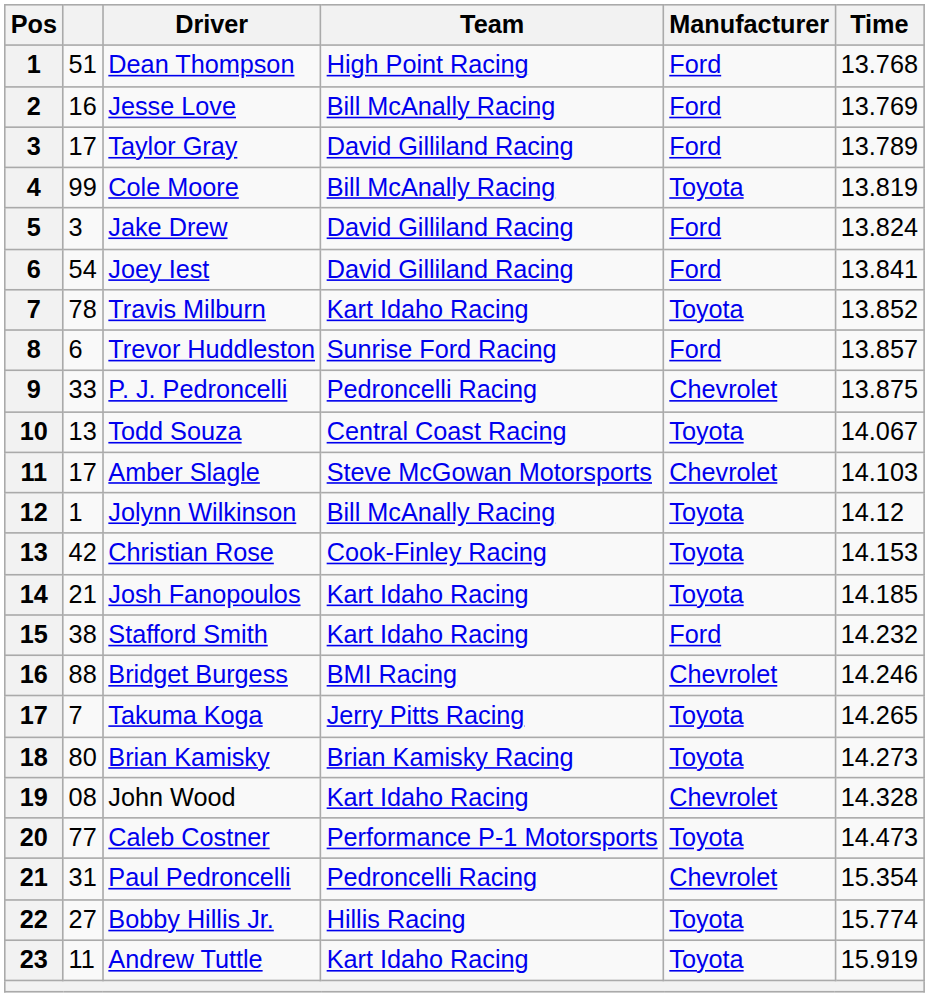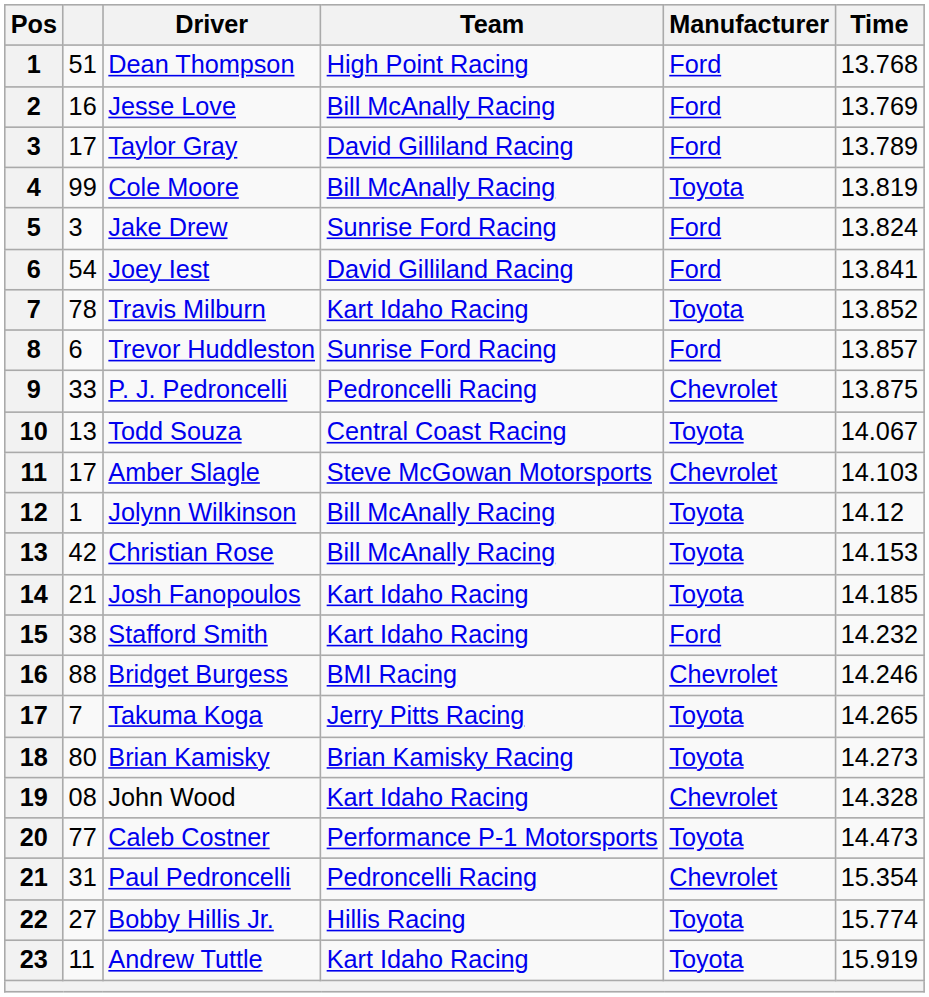(450, 227) David Gilliland Racing -> (442, 227) Sunrise Ford Racing
(437, 552) Cook-Finley Racing -> (441, 552) Bill McAnally Racing
